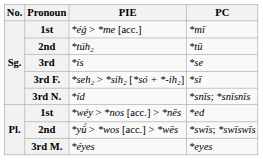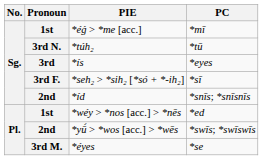(47, 46) 2nd -> (47, 46) 3rd N.
(196, 63) *se -> (201, 63) *eyes
(47, 96) 3rd N. -> (47, 96) 2nd
(201, 146) *eyes -> (196, 146) *se
